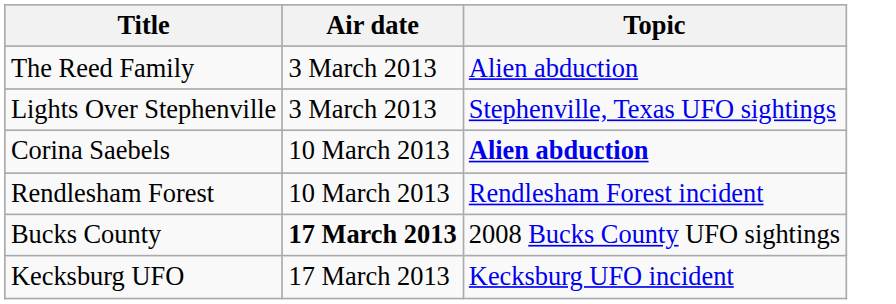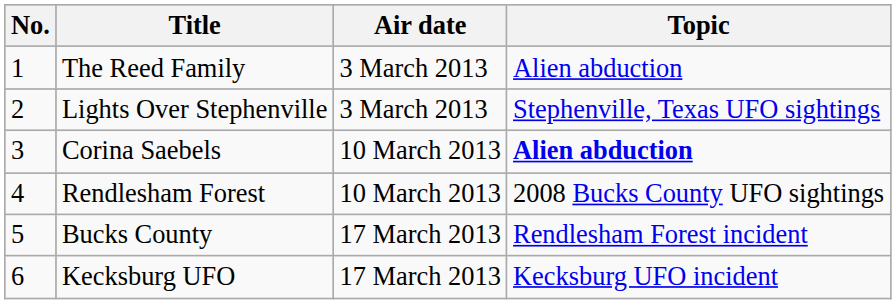+ column: (30, 25)
(616, 192) Rendlesham Forest incident -> (699, 192) 2008 Bucks County UFO sightings
(373, 234) bold -> (420, 234) normal
(654, 234) 2008 Bucks County UFO sightings -> (660, 234) Rendlesham Forest incident
